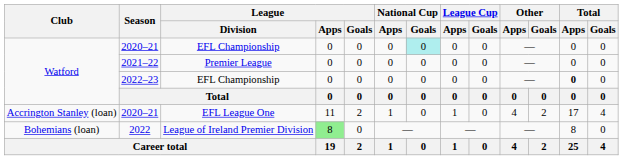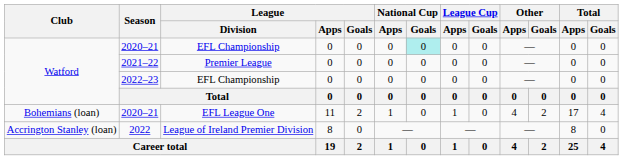(573, 79) bold -> (573, 79) normal
(62, 113) Accrington Stanley (loan) -> (62, 113) Bohemians (loan)
(62, 130) Bohemians (loan) -> (62, 130) Accrington Stanley (loan)
(330, 130) lightgreen background -> (330, 130) no background
